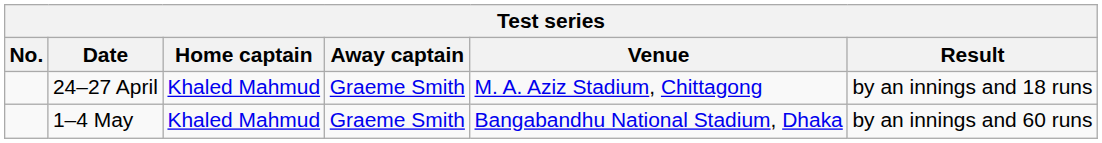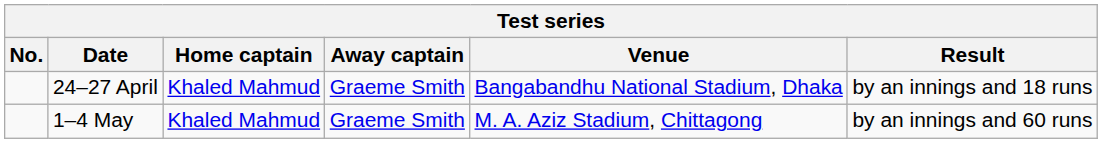(618, 87) M. A. Aziz Stadium, Chittagong -> (659, 87) Bangabandhu National Stadium, Dhaka
(659, 120) Bangabandhu National Stadium, Dhaka -> (618, 120) M. A. Aziz Stadium, Chittagong
